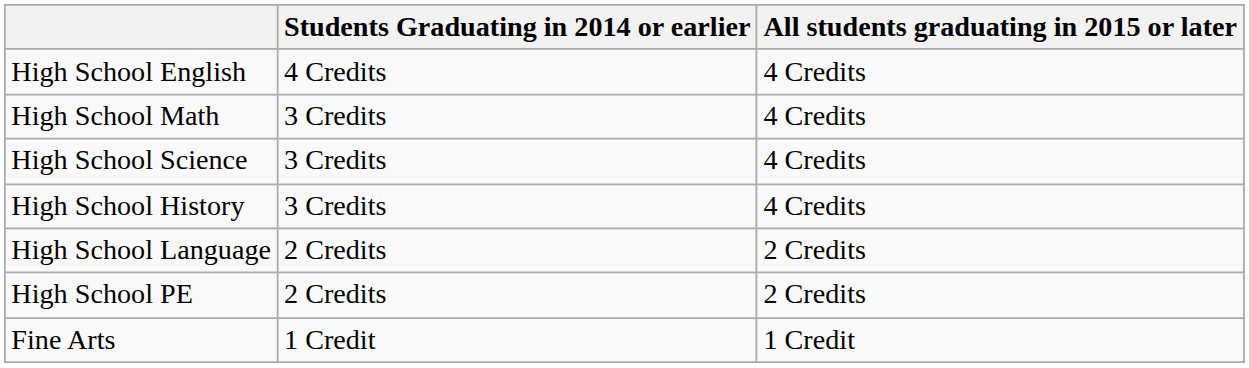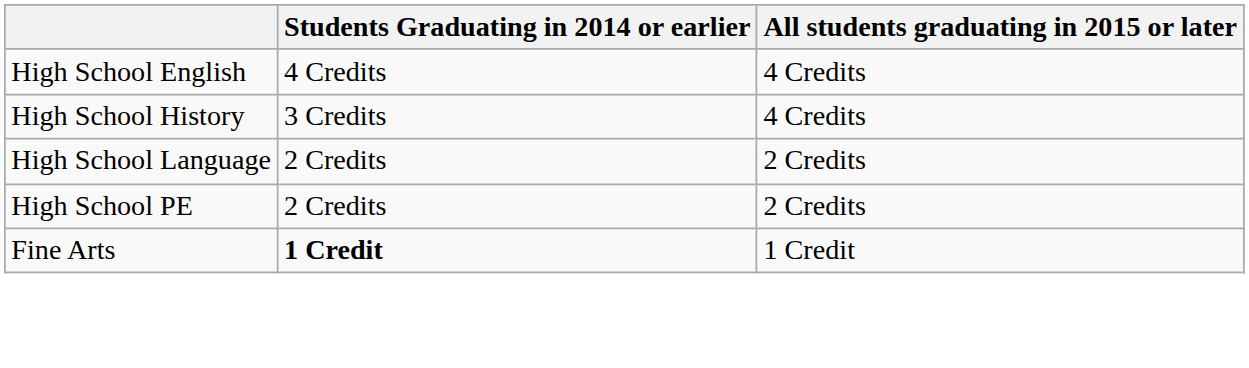- row: (115, 116)
- row: (129, 160)
(330, 339) normal -> (333, 250) bold
